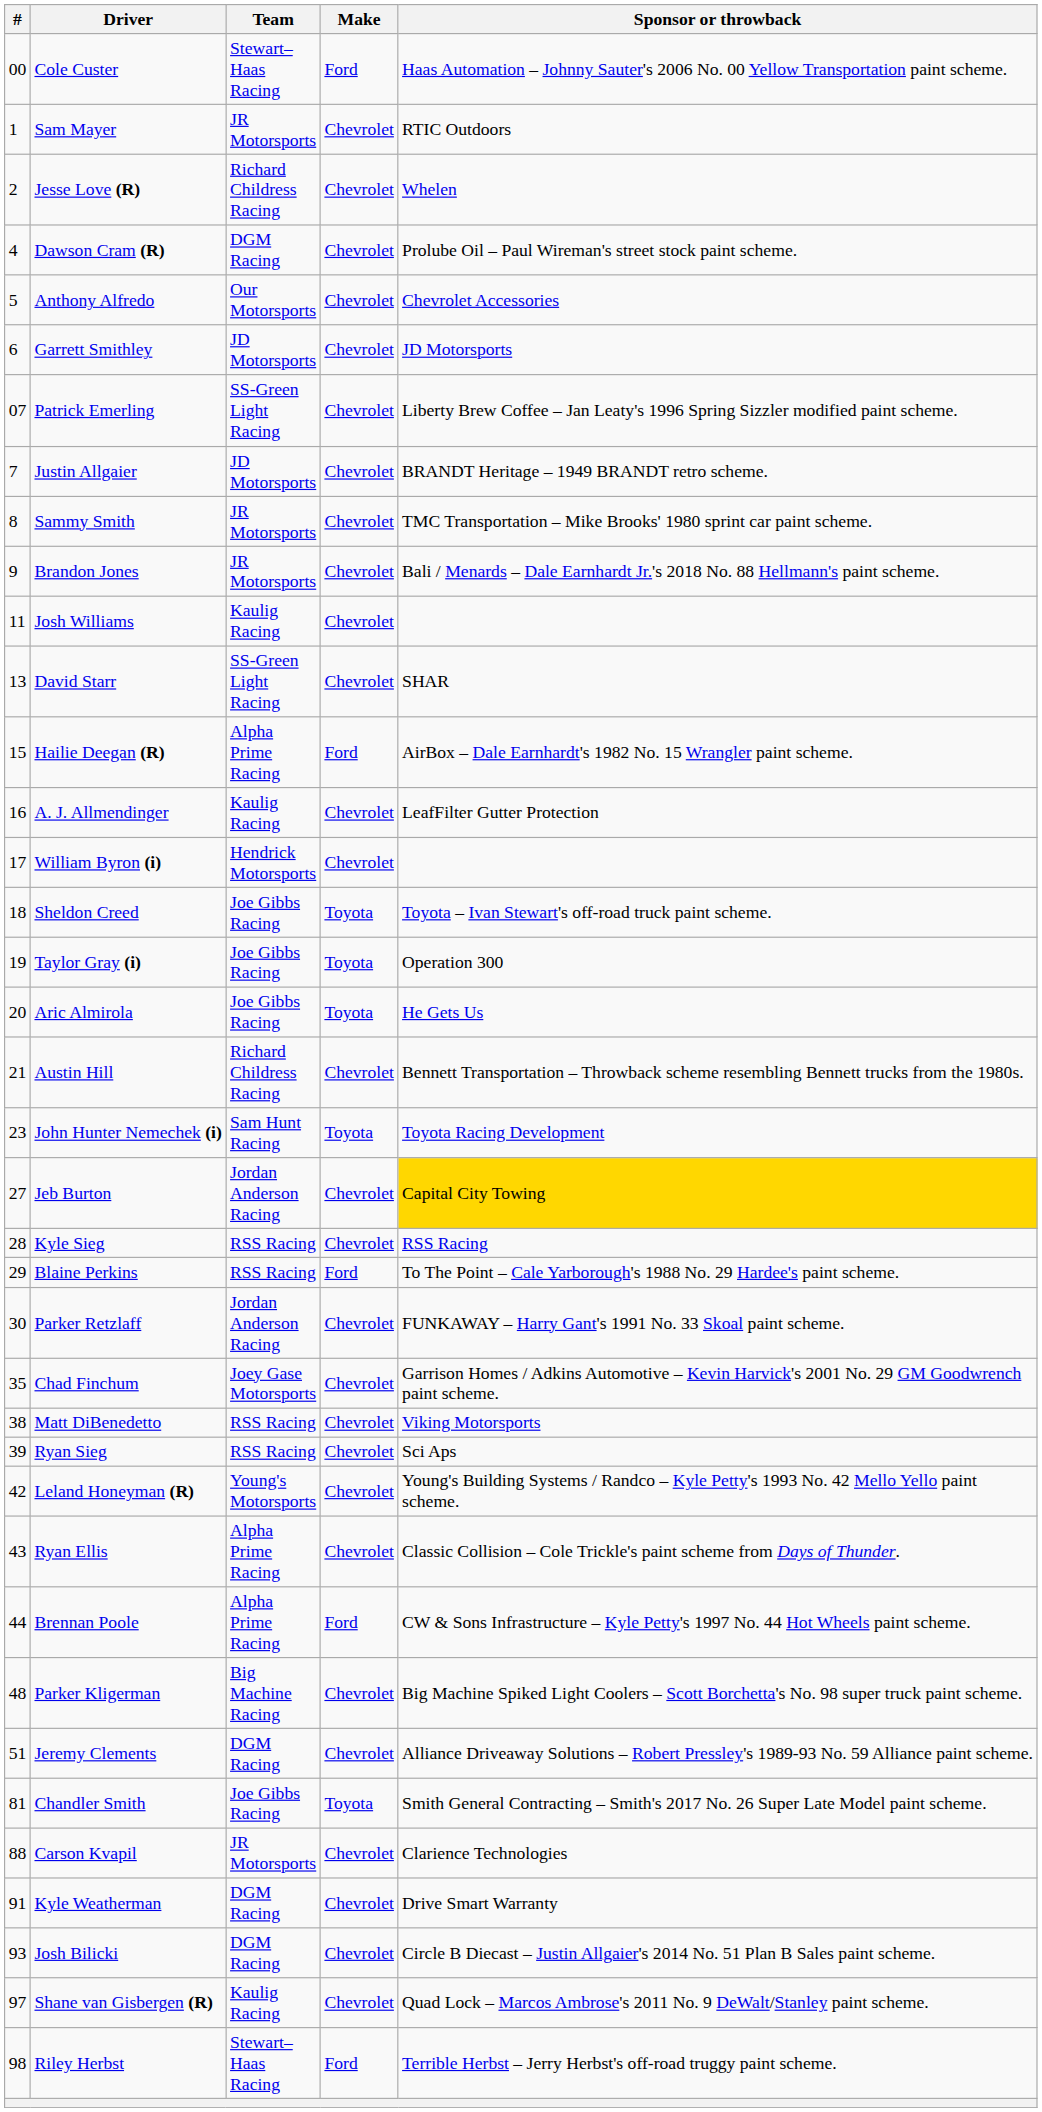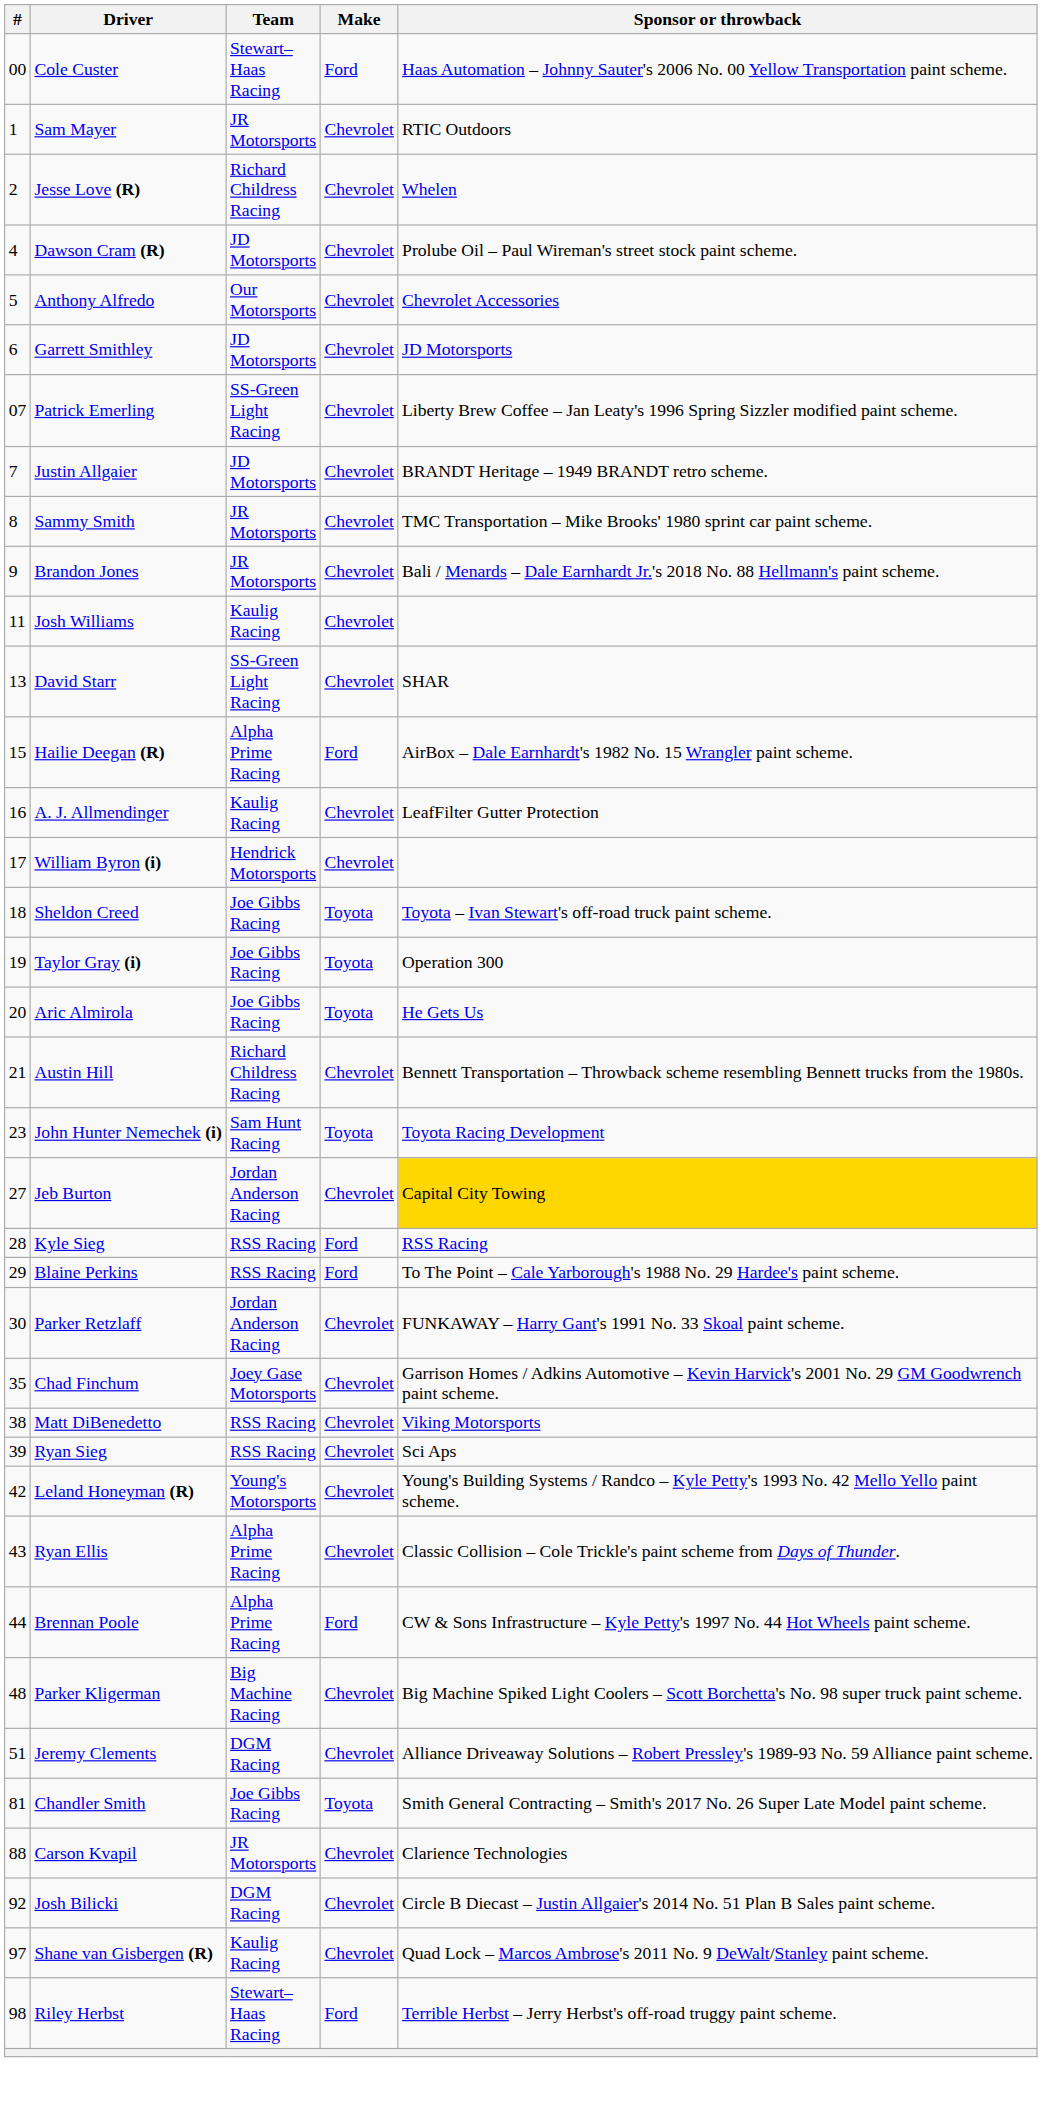(255, 250) DGM Racing -> (273, 250) JD Motorsports
(359, 1243) Chevrolet -> (341, 1243) Ford
- row: (98, 1903)
(17, 1953) 93 -> (17, 1903) 92
